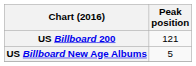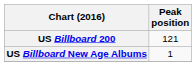(170, 54) 5 -> (170, 54) 1
